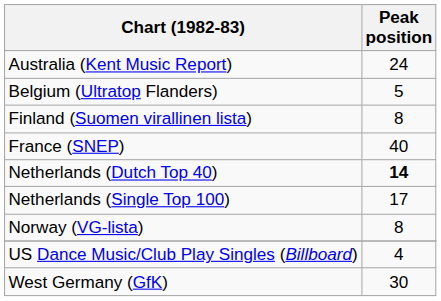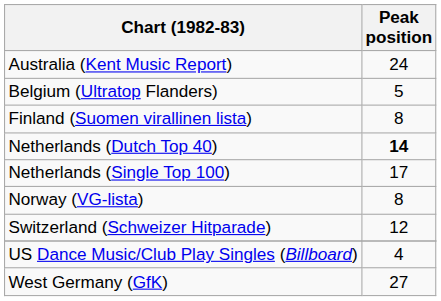- row: (67, 145)
+ row: (140, 227)
(399, 281) 30 -> (399, 281) 27
